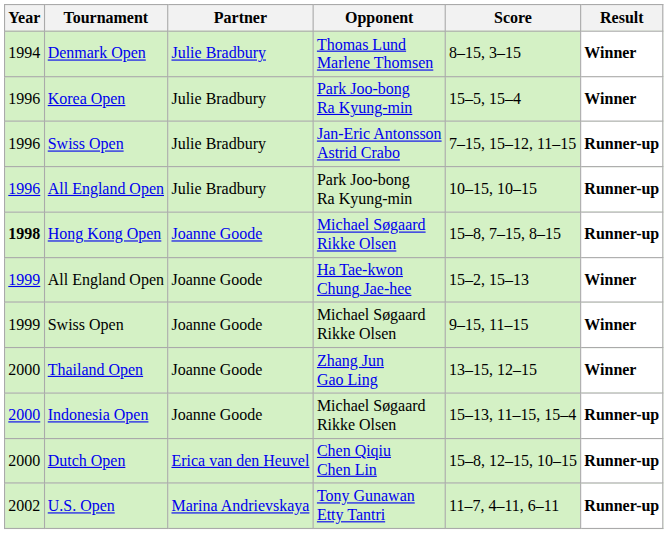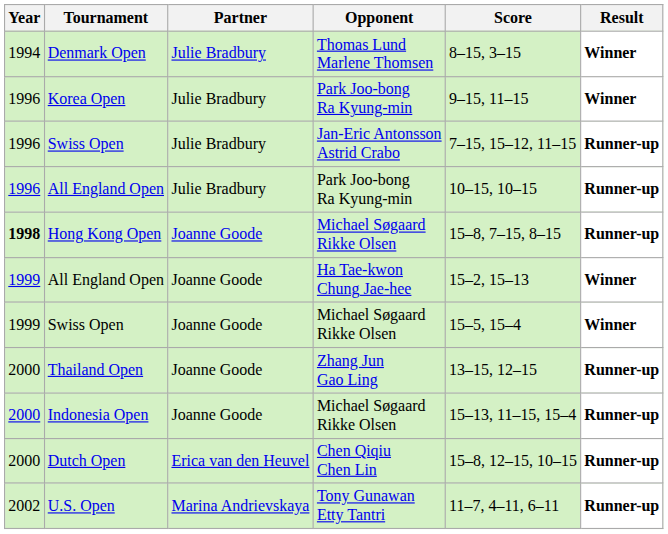(485, 99) 15–5, 15–4 -> (489, 99) 9–15, 11–15
(489, 325) 9–15, 11–15 -> (485, 325) 15–5, 15–4
(610, 370) Winner -> (622, 370) Runner-up
